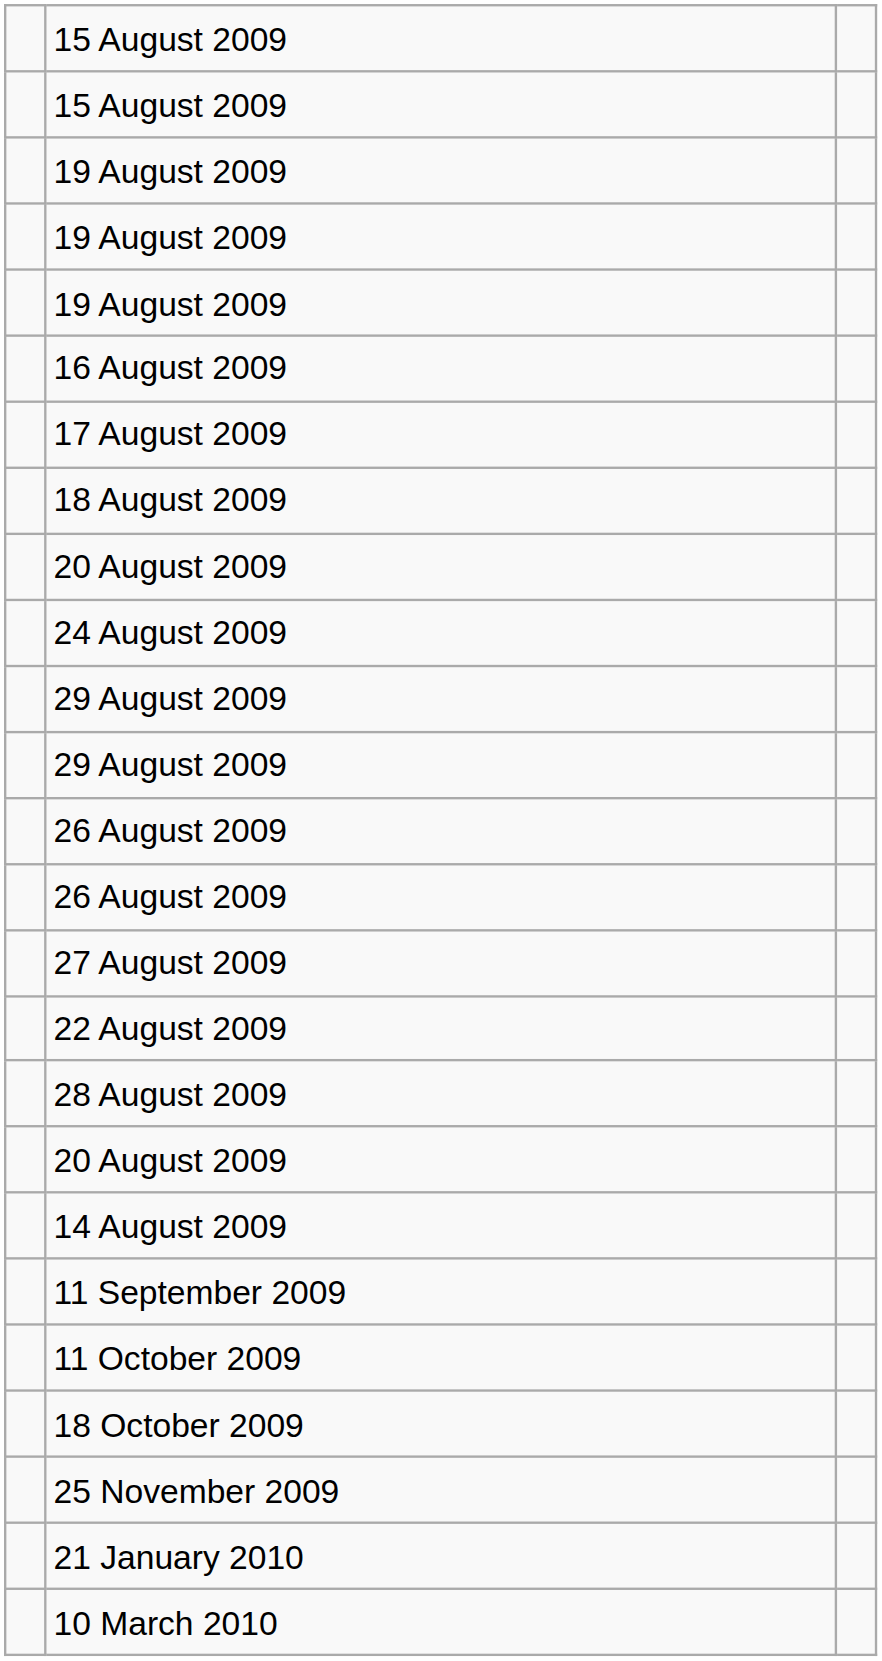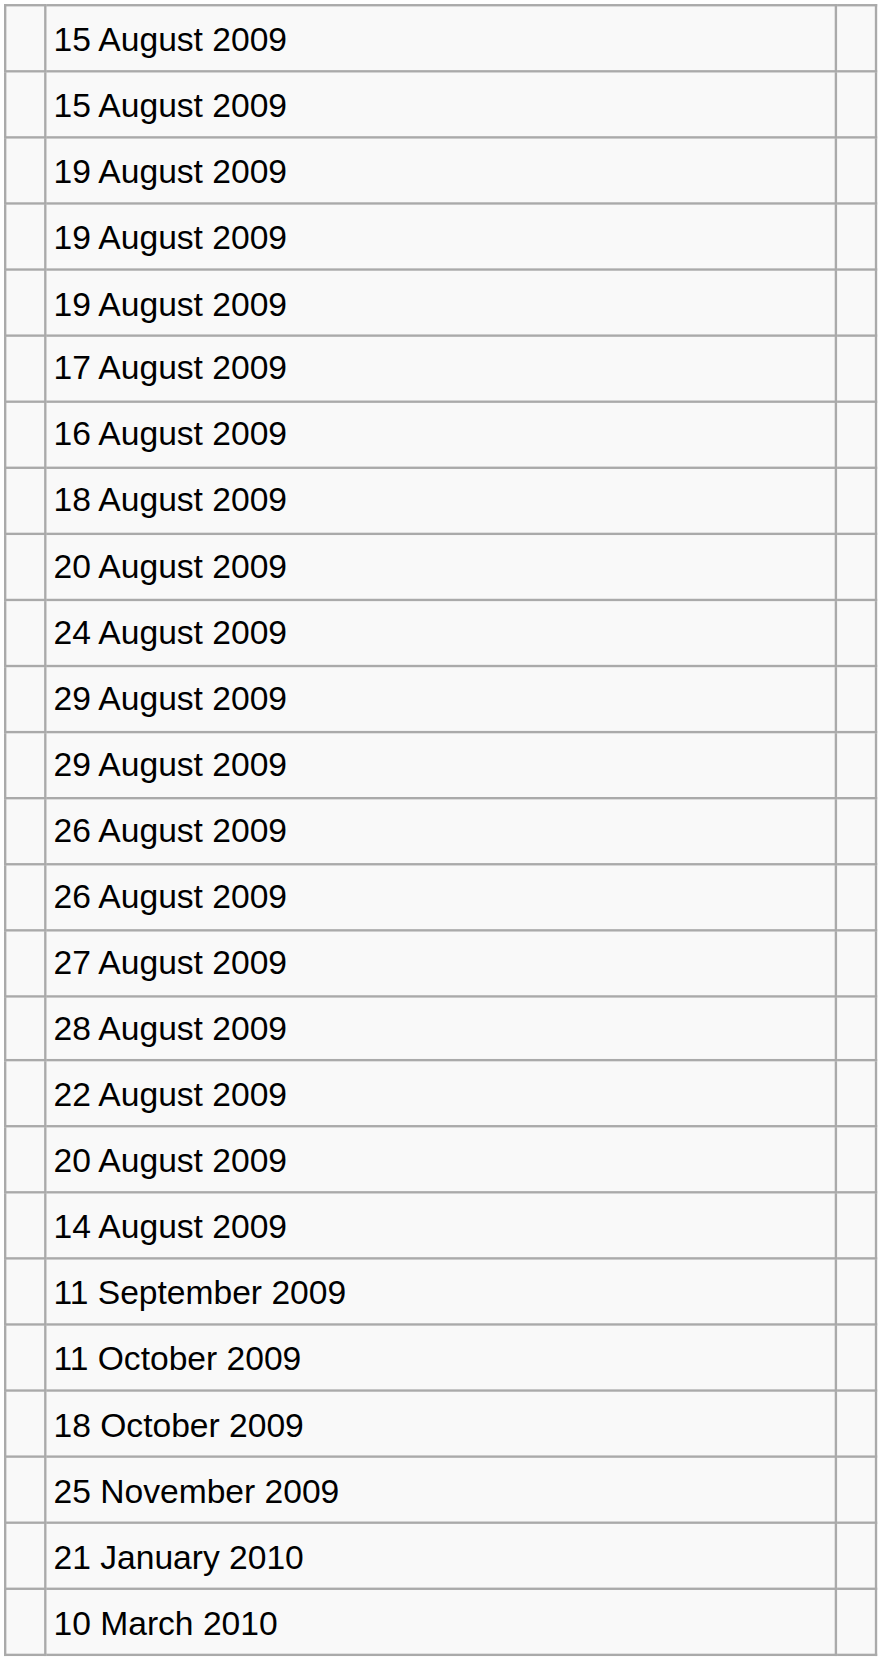rows swapped: (25, 369) <-> (25, 435)
rows swapped: (25, 1094) <-> (25, 1028)
